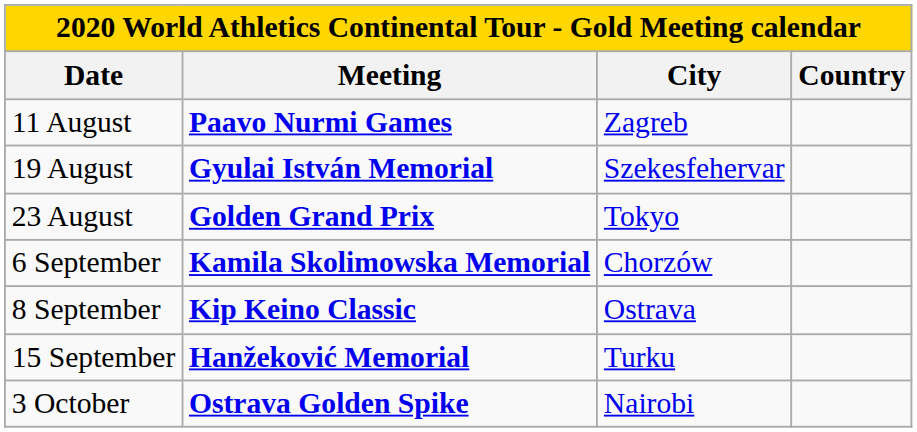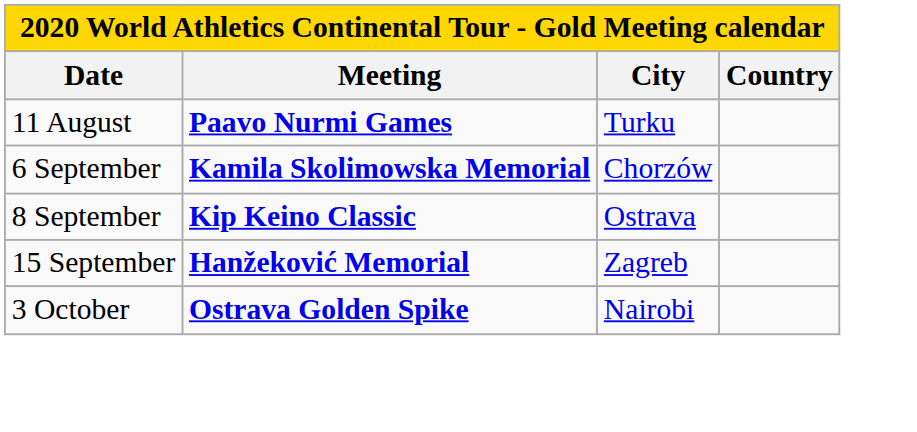(646, 121) Zagreb -> (640, 121) Turku
- row: (72, 168)
- row: (72, 215)
(640, 356) Turku -> (646, 262) Zagreb
